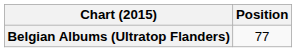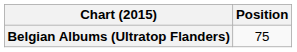(262, 36) 77 -> (262, 36) 75
